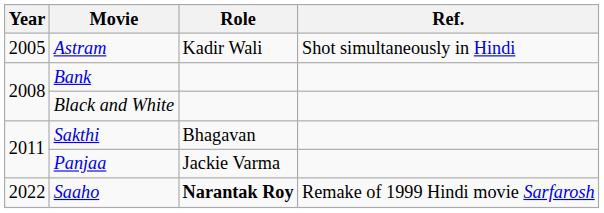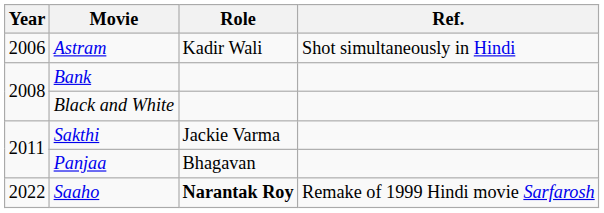(27, 47) 2005 -> (27, 47) 2006
(219, 134) Bhagavan -> (231, 134) Jackie Varma
(231, 163) Jackie Varma -> (219, 163) Bhagavan
